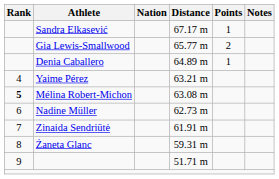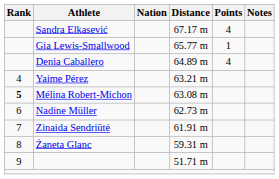(228, 29) 1 -> (228, 29) 4
(228, 45) 2 -> (228, 45) 1
(228, 62) 1 -> (228, 62) 4
